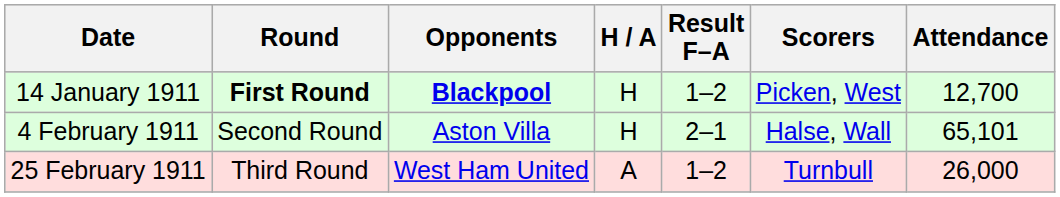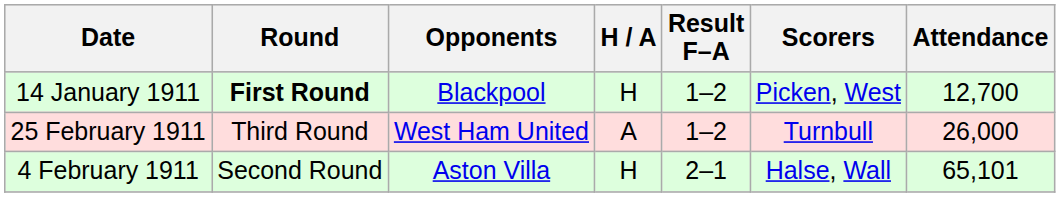(491, 91) bold -> (491, 91) normal
rows swapped: (108, 131) <-> (108, 171)
